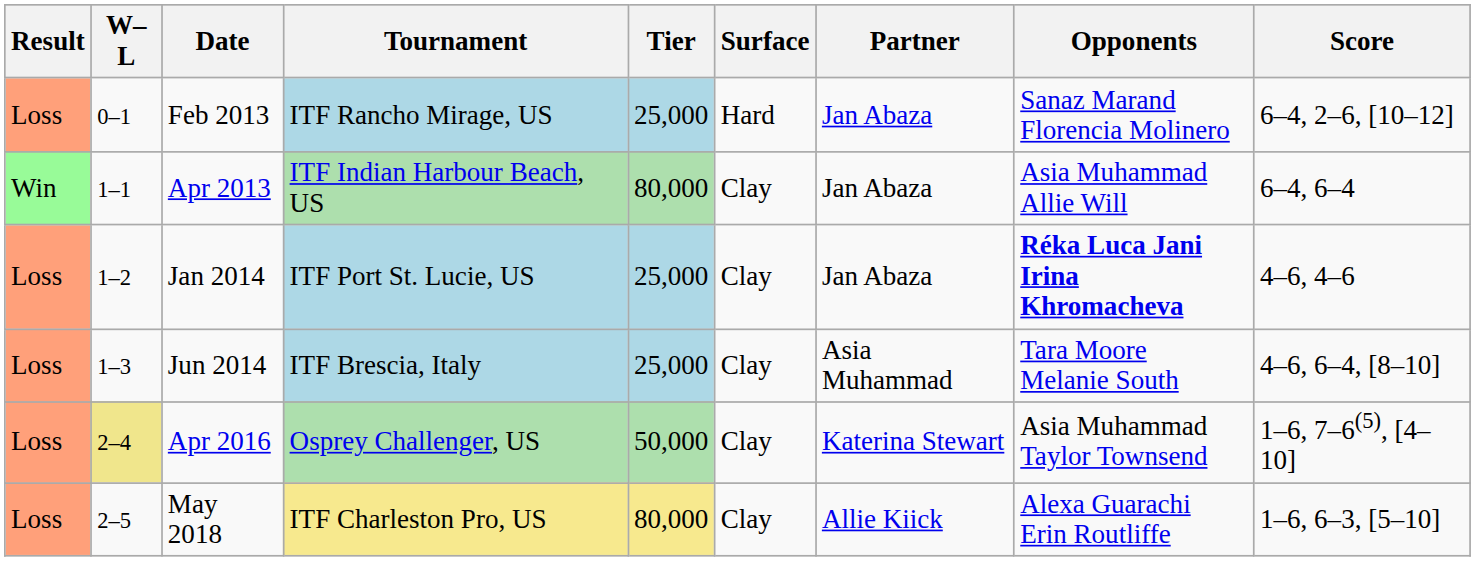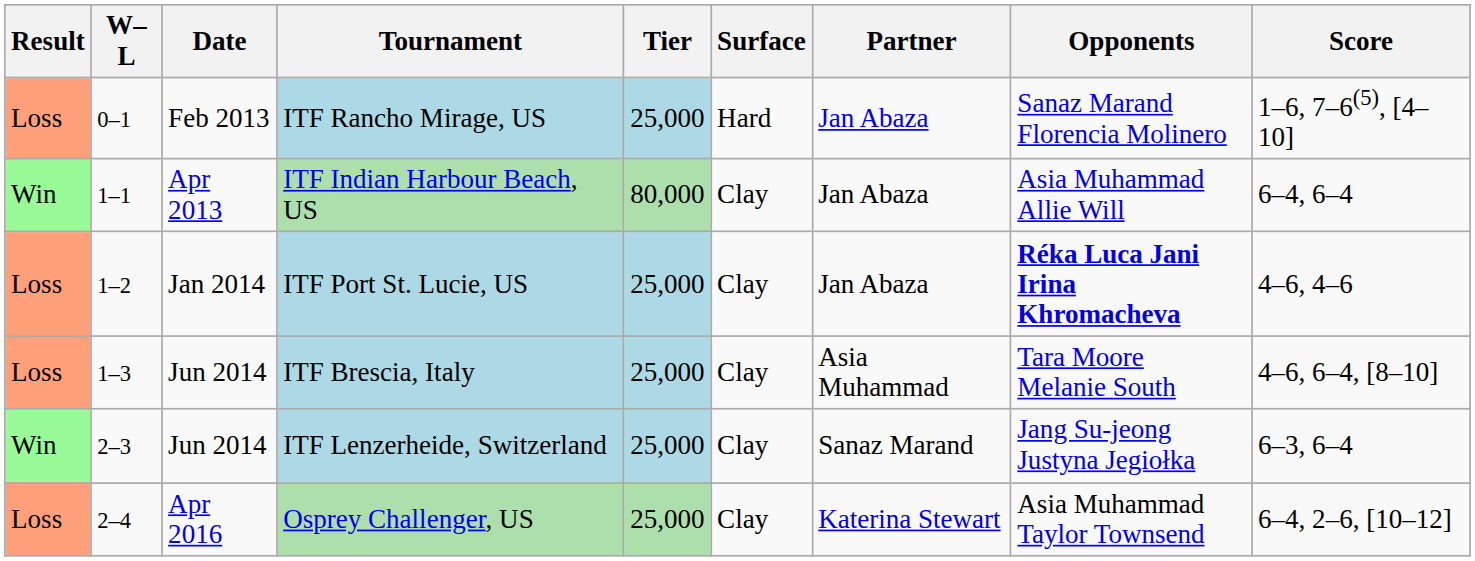(1357, 114) 6–4, 2–6, [10–12] -> (1343, 118) 1–6, 7–6(5), [4–10]
+ row: (445, 445)
(114, 443) khaki background -> (114, 520) no background
(671, 441) 50,000 -> (667, 518) 25,000
(1345, 441) 1–6, 7–6(5), [4–10] -> (1355, 518) 6–4, 2–6, [10–12]
- row: (418, 518)
